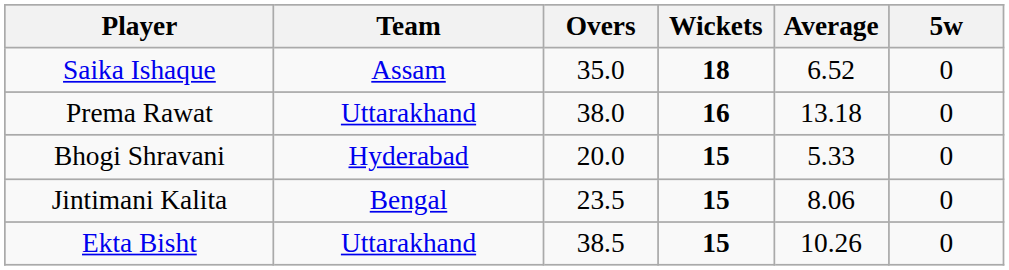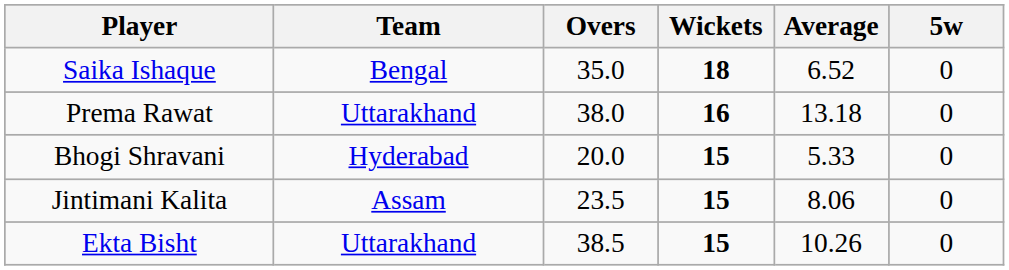(409, 69) Assam -> (409, 69) Bengal
(409, 199) Bengal -> (409, 199) Assam
